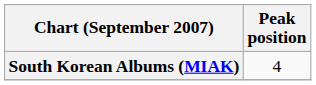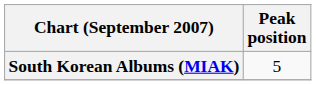(277, 65) 4 -> (277, 65) 5
